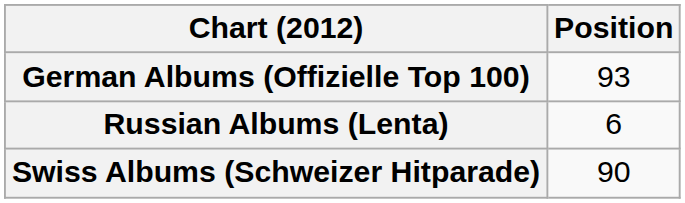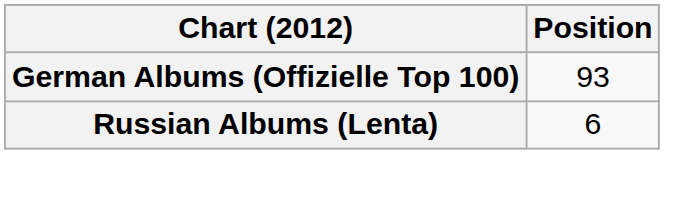- row: (276, 172)
